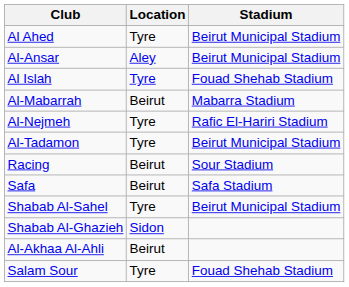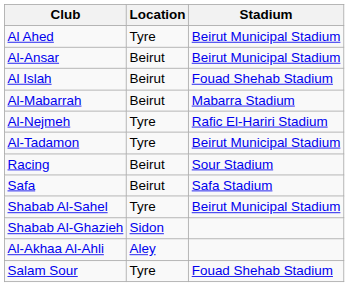(143, 57) Aley -> (147, 57) Beirut
(143, 79) Tyre -> (147, 79) Beirut
(147, 249) Beirut -> (143, 249) Aley
